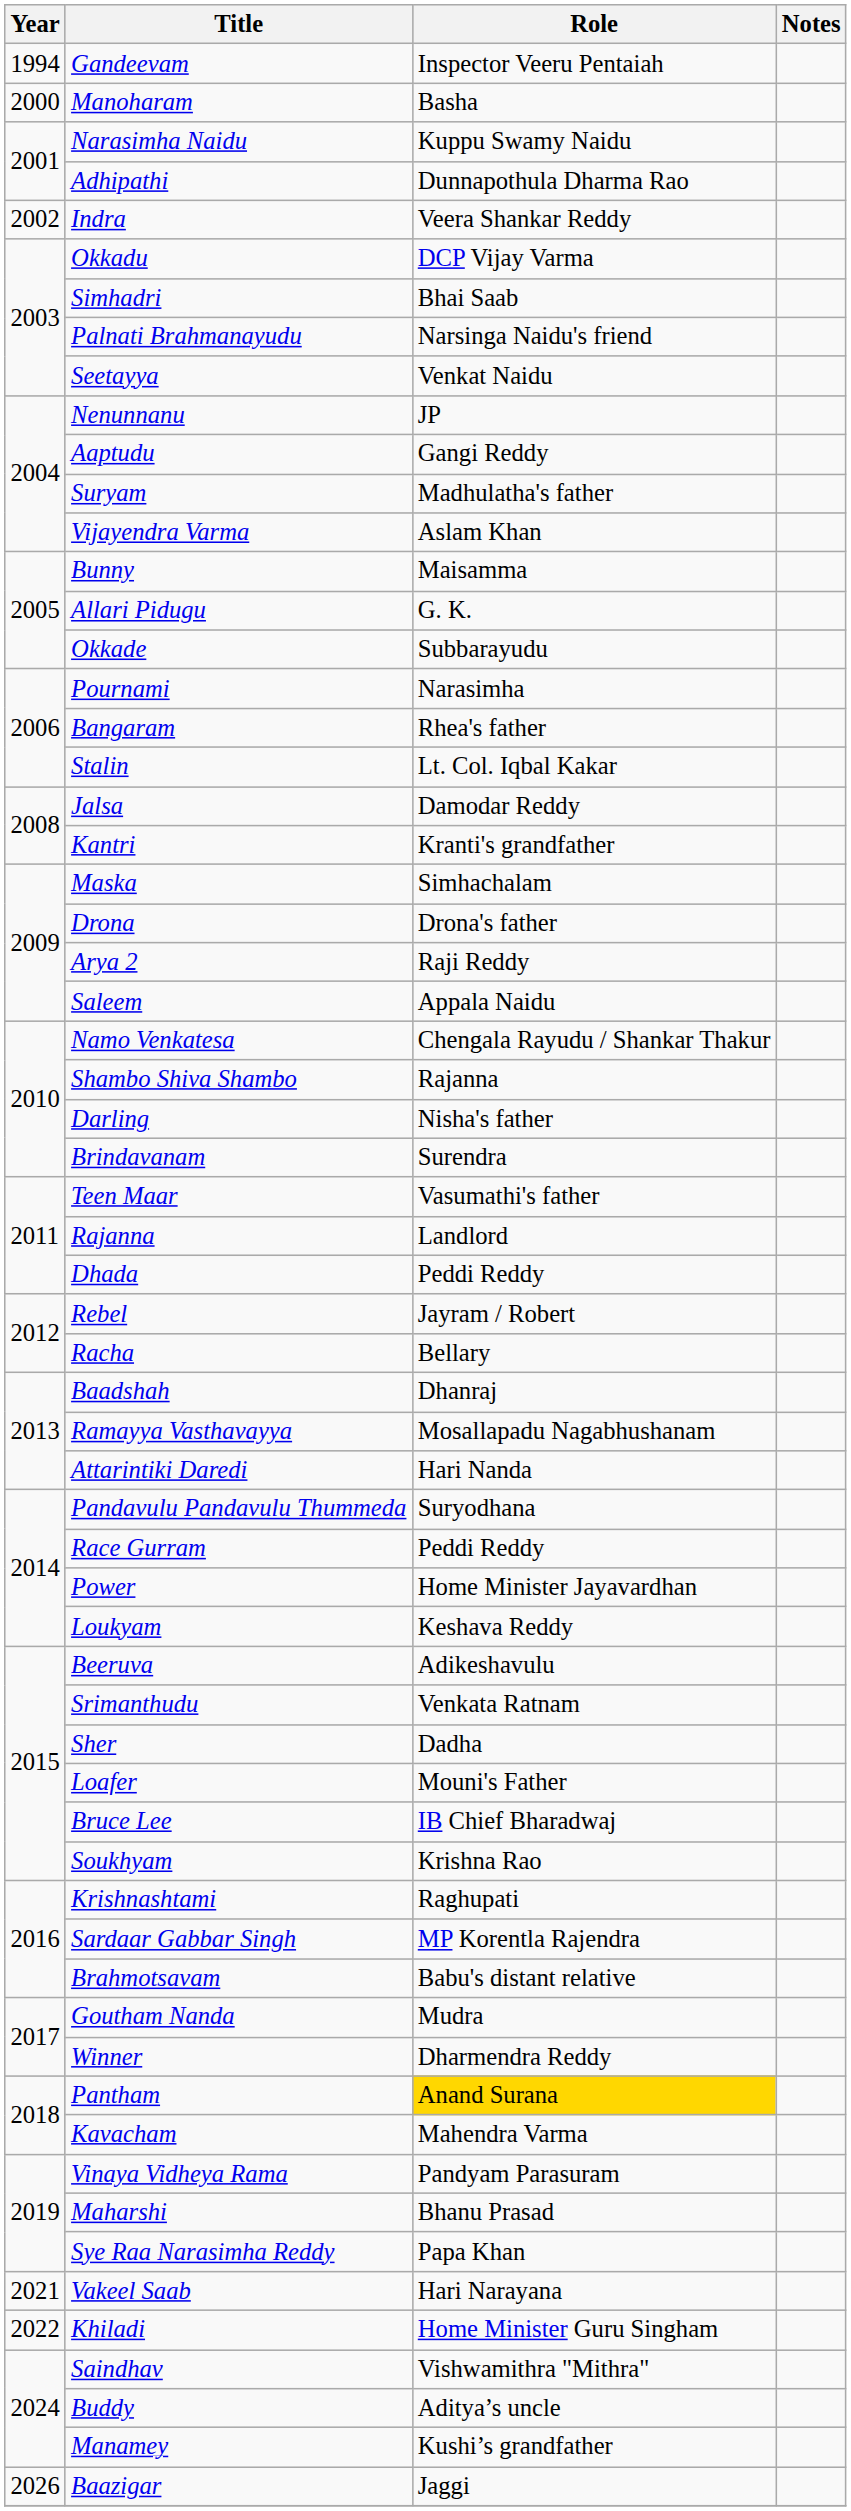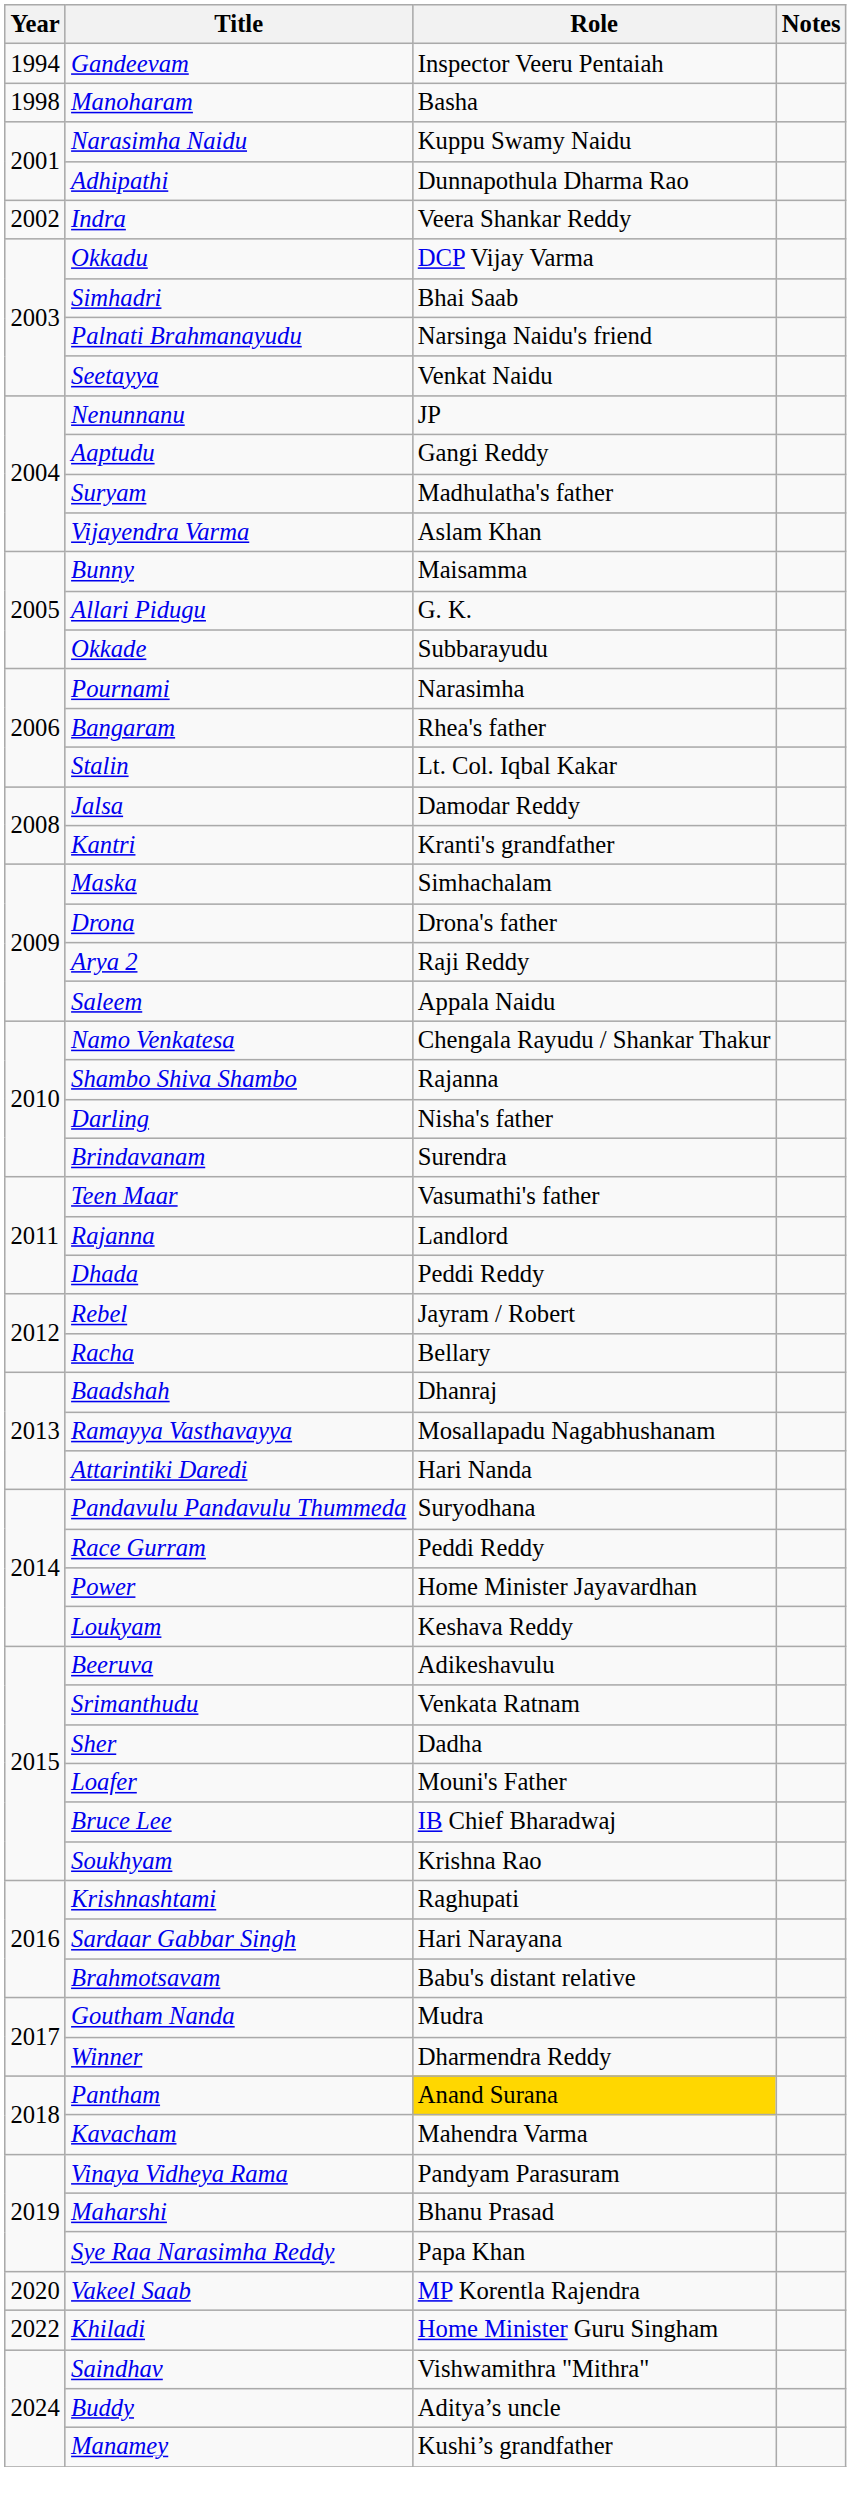(35, 102) 2000 -> (35, 102) 1998
(529, 1938) MP Korentla Rajendra -> (490, 1938) Hari Narayana
(35, 2290) 2021 -> (35, 2290) 2020
(490, 2290) Hari Narayana -> (529, 2290) MP Korentla Rajendra
- row: (116, 2485)
